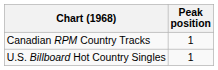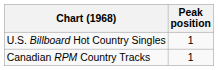rows swapped: (86, 57) <-> (78, 40)
